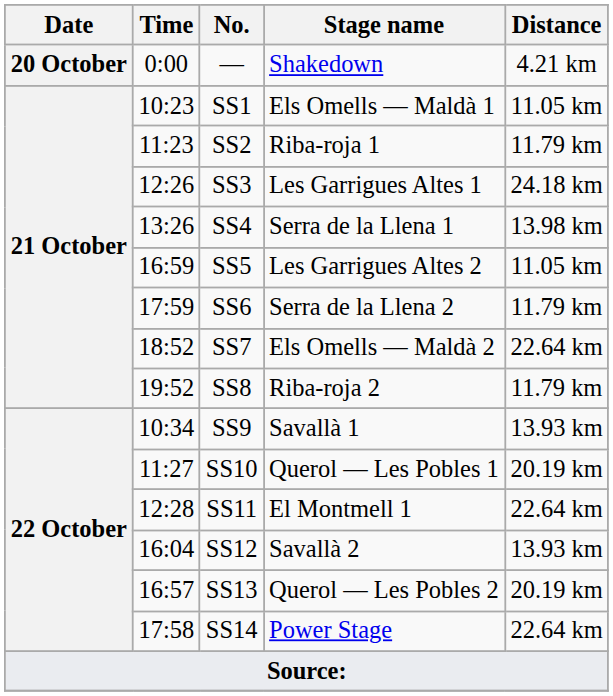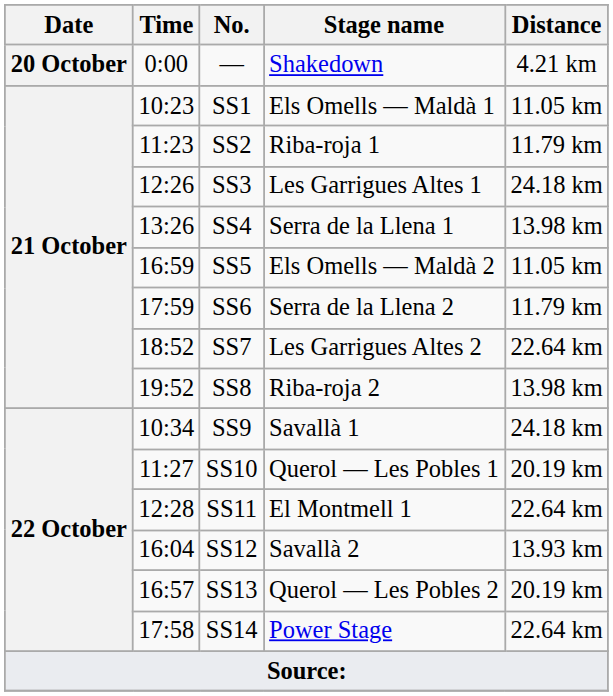(375, 266) Les Garrigues Altes 2 -> (382, 266) Els Omells — Maldà 2
(382, 347) Els Omells — Maldà 2 -> (375, 347) Les Garrigues Altes 2
(557, 387) 11.79 km -> (557, 387) 13.98 km
(557, 428) 13.93 km -> (557, 428) 24.18 km
